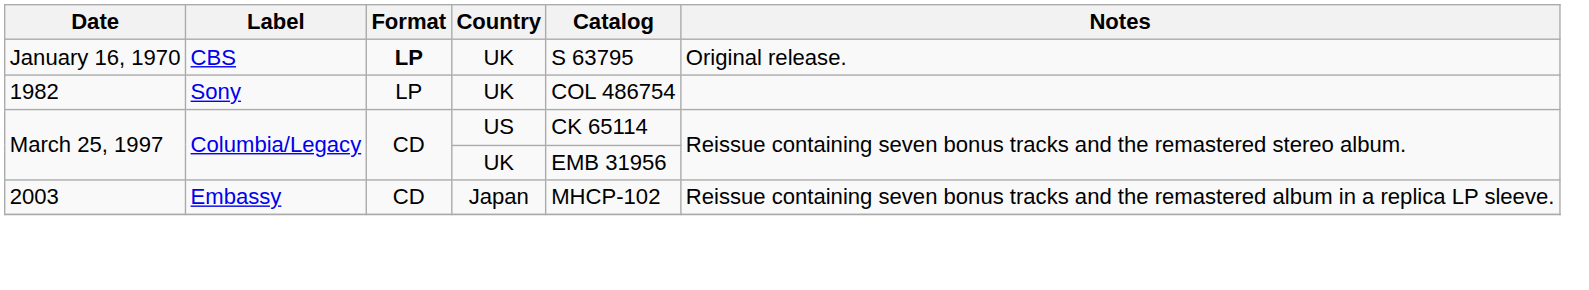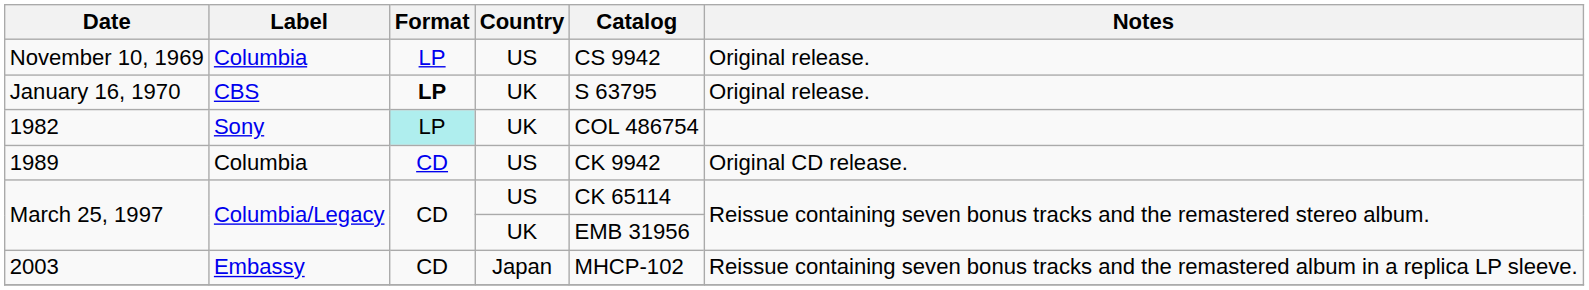+ row: (107, 57)
(409, 92) no background -> (432, 127) paleturquoise background
+ row: (34, 162)
